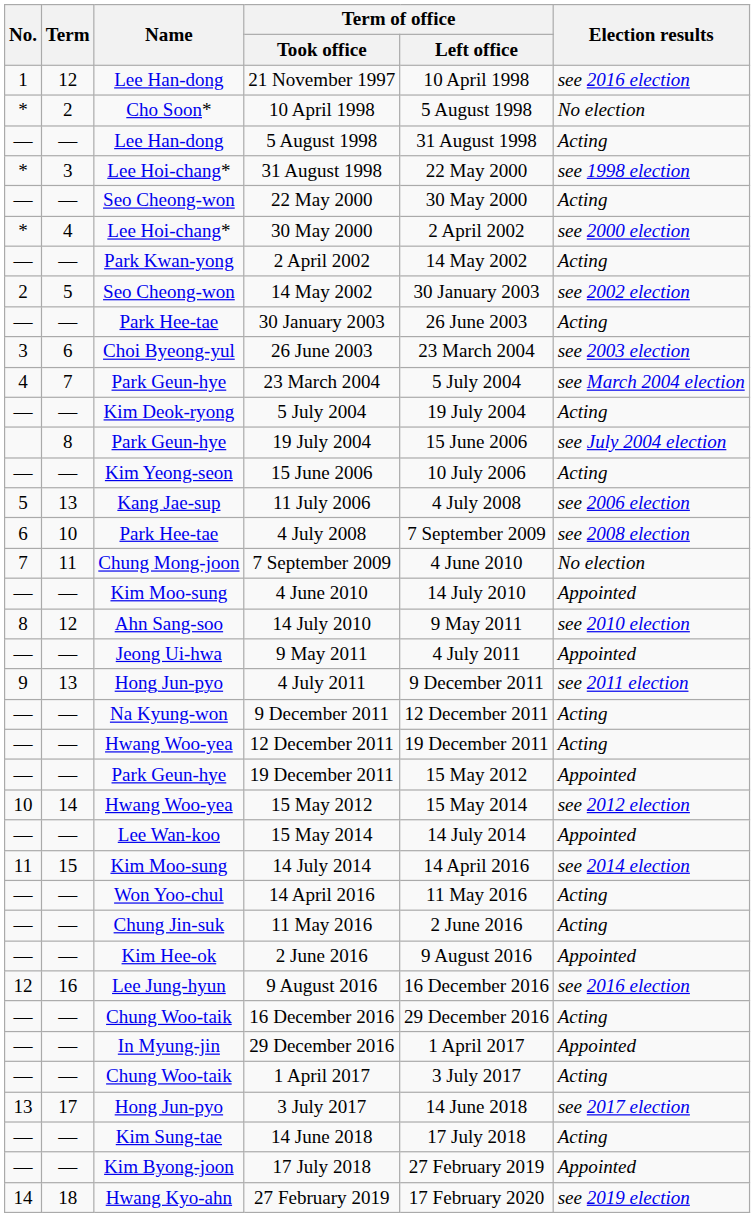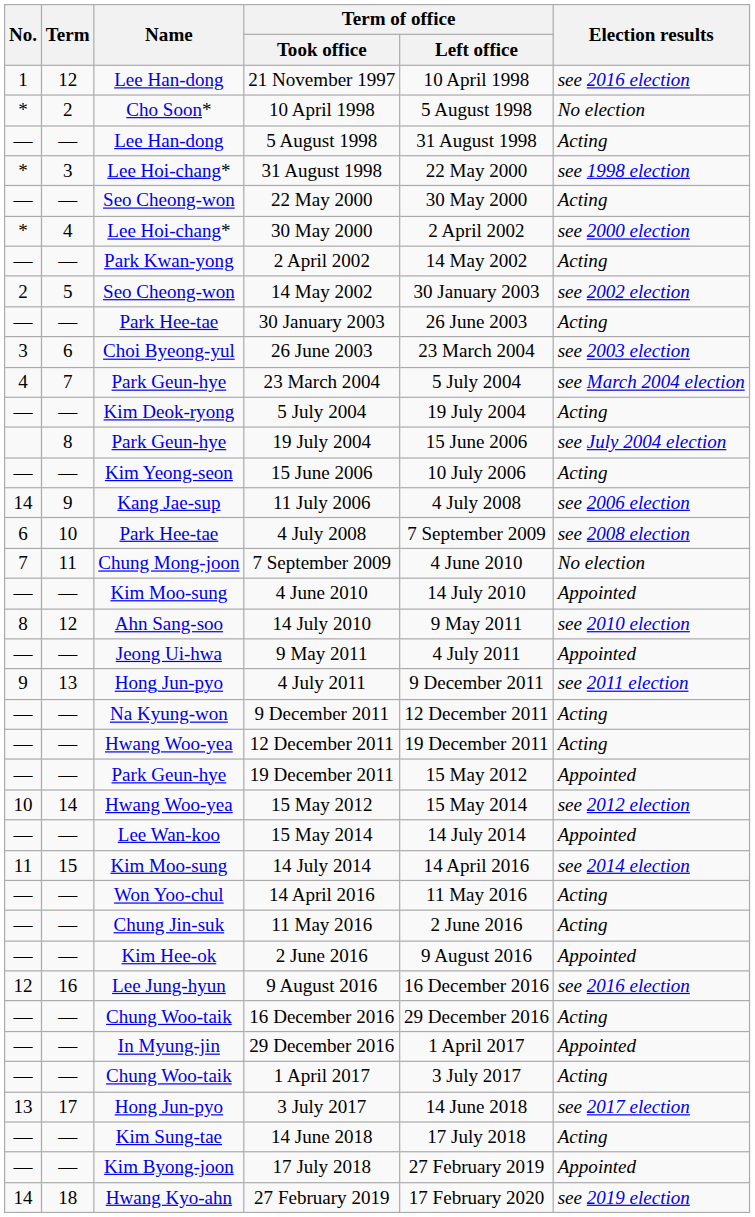(23, 502) 5 -> (23, 502) 14
(68, 502) 13 -> (68, 502) 9
